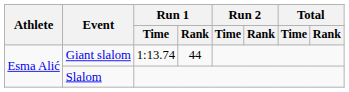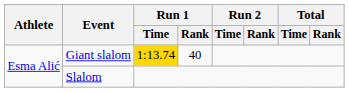(156, 56) no background -> (156, 56) gold background
(195, 56) 44 -> (195, 56) 40
